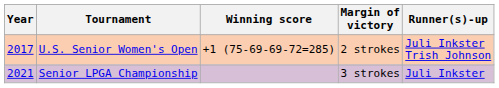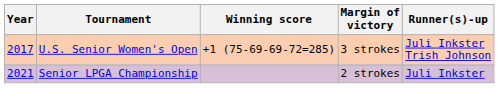(370, 50) 2 strokes -> (370, 50) 3 strokes
(370, 74) 3 strokes -> (370, 74) 2 strokes
